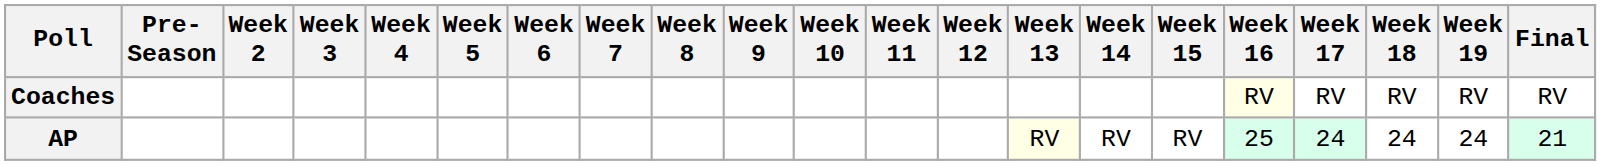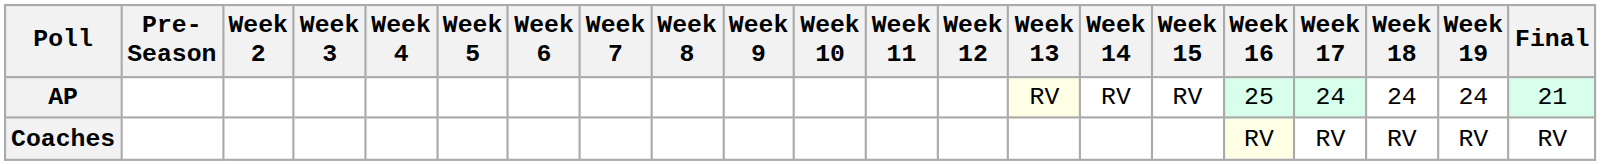rows swapped: (63, 139) <-> (63, 97)
